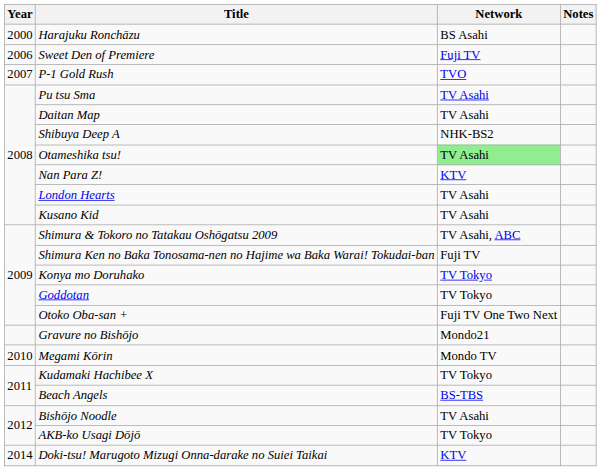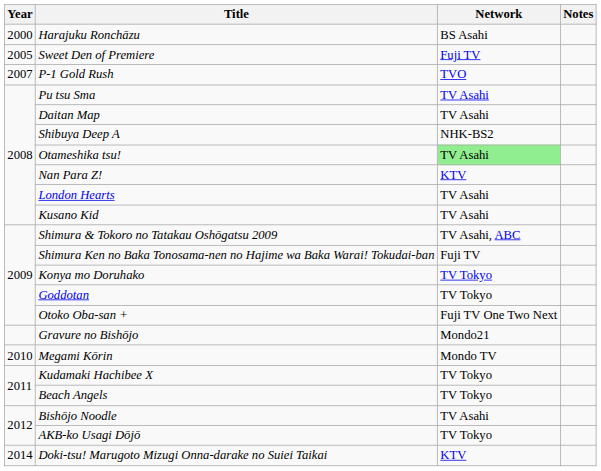(20, 54) 2006 -> (20, 54) 2005
(462, 395) BS-TBS -> (466, 395) TV Tokyo
